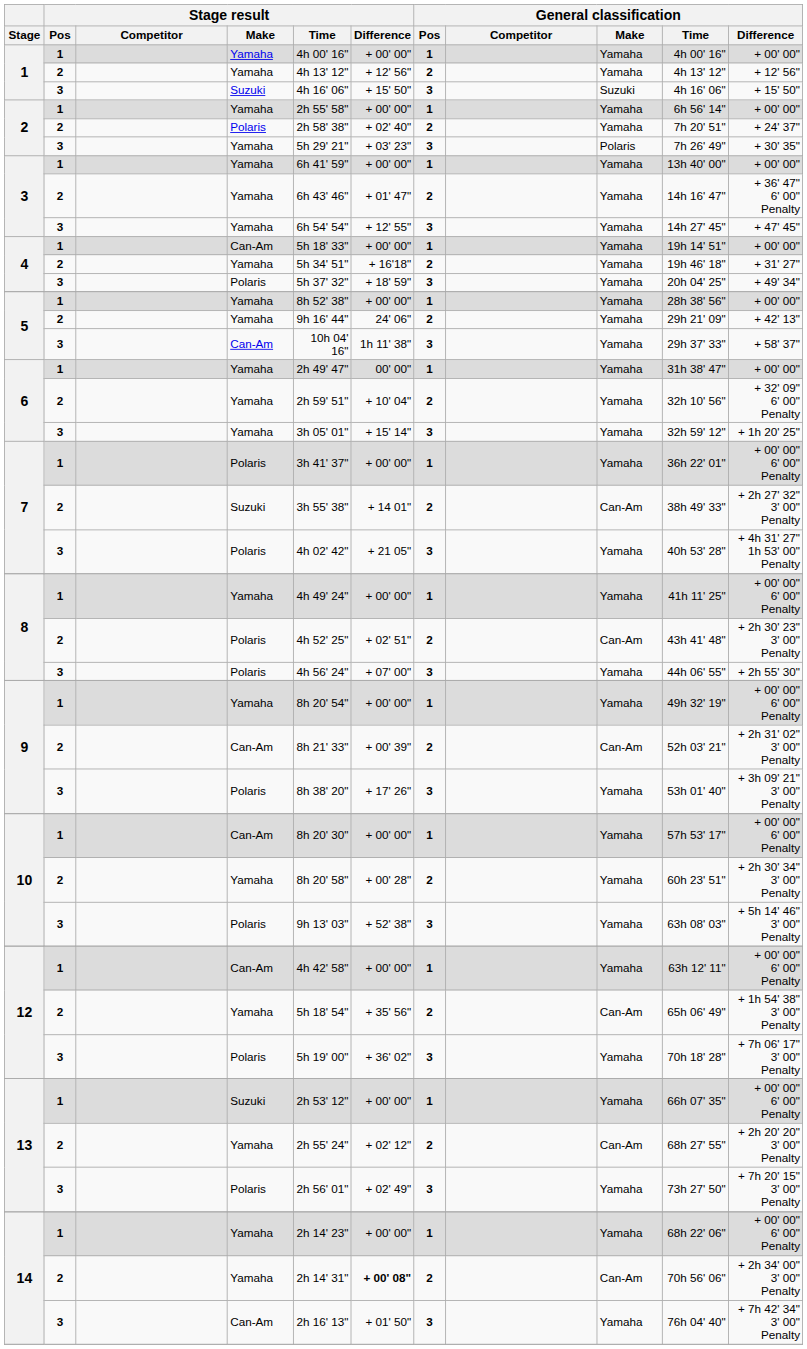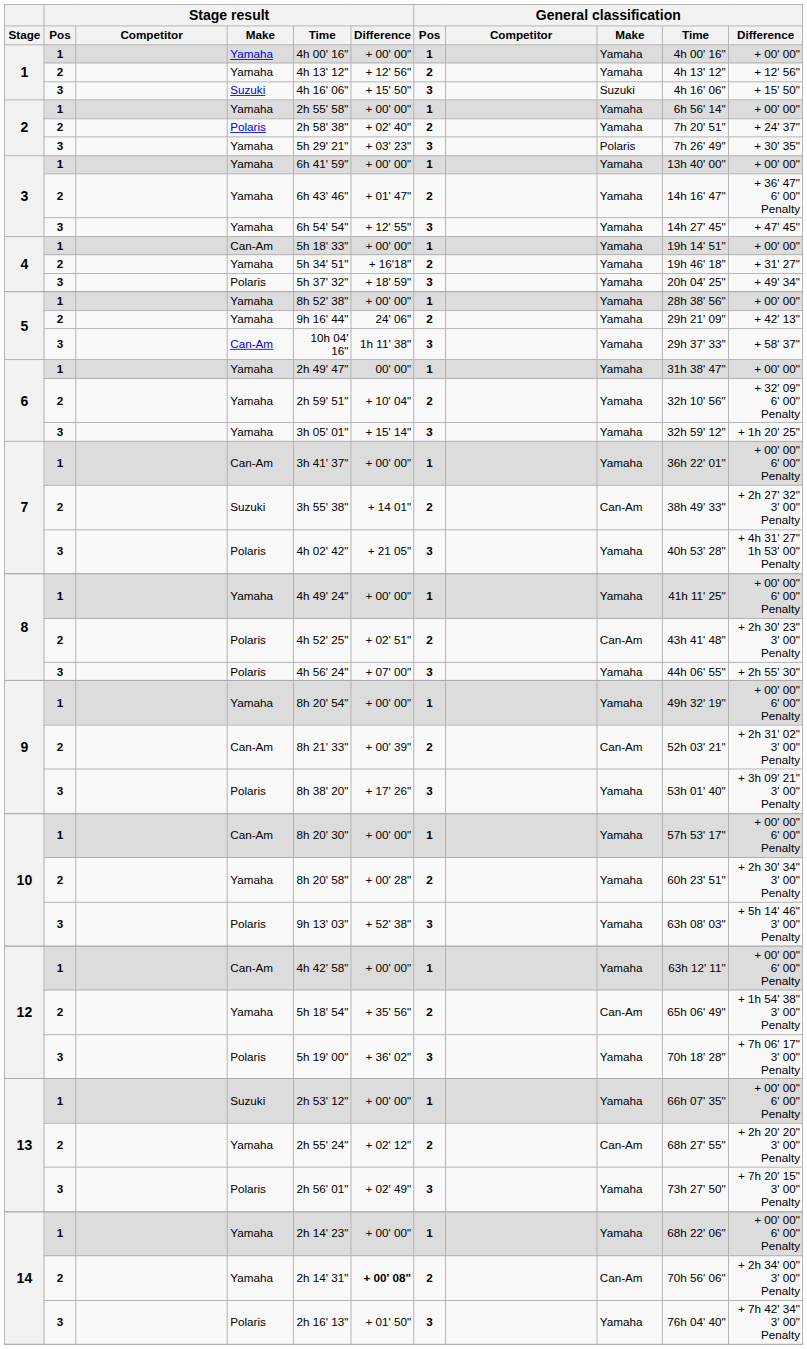(248, 463) Polaris -> (252, 463) Can-Am
(252, 1322) Can-Am -> (248, 1322) Polaris
